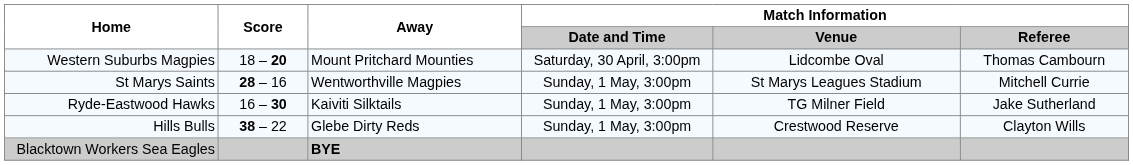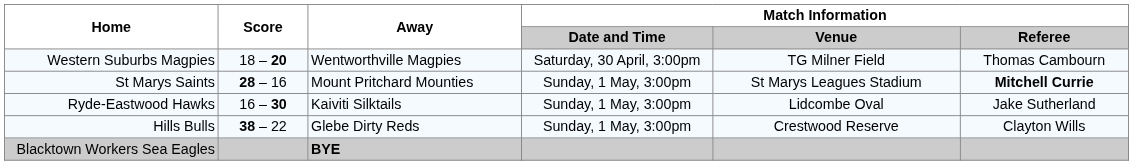(392, 60) Mount Pritchard Mounties -> (386, 60) Wentworthville Magpies
(836, 60) Lidcombe Oval -> (836, 60) TG Milner Field
(386, 82) Wentworthville Magpies -> (392, 82) Mount Pritchard Mounties
(1044, 82) normal -> (1044, 82) bold
(836, 104) TG Milner Field -> (836, 104) Lidcombe Oval
